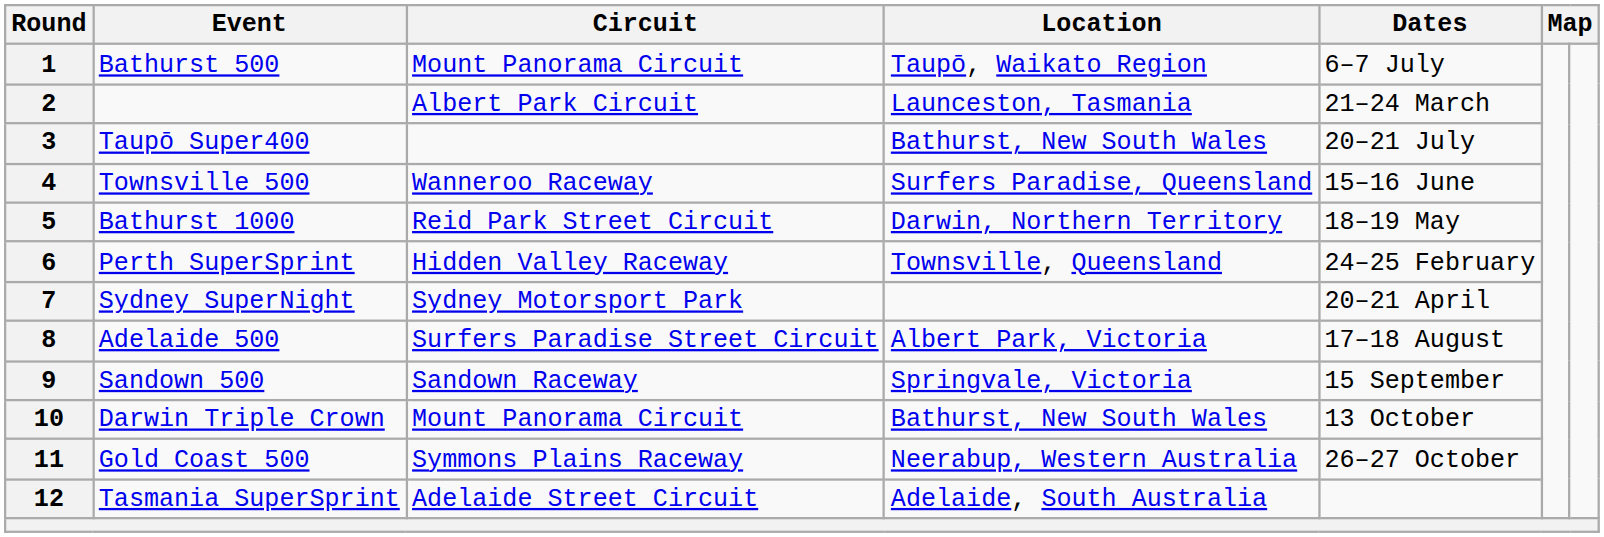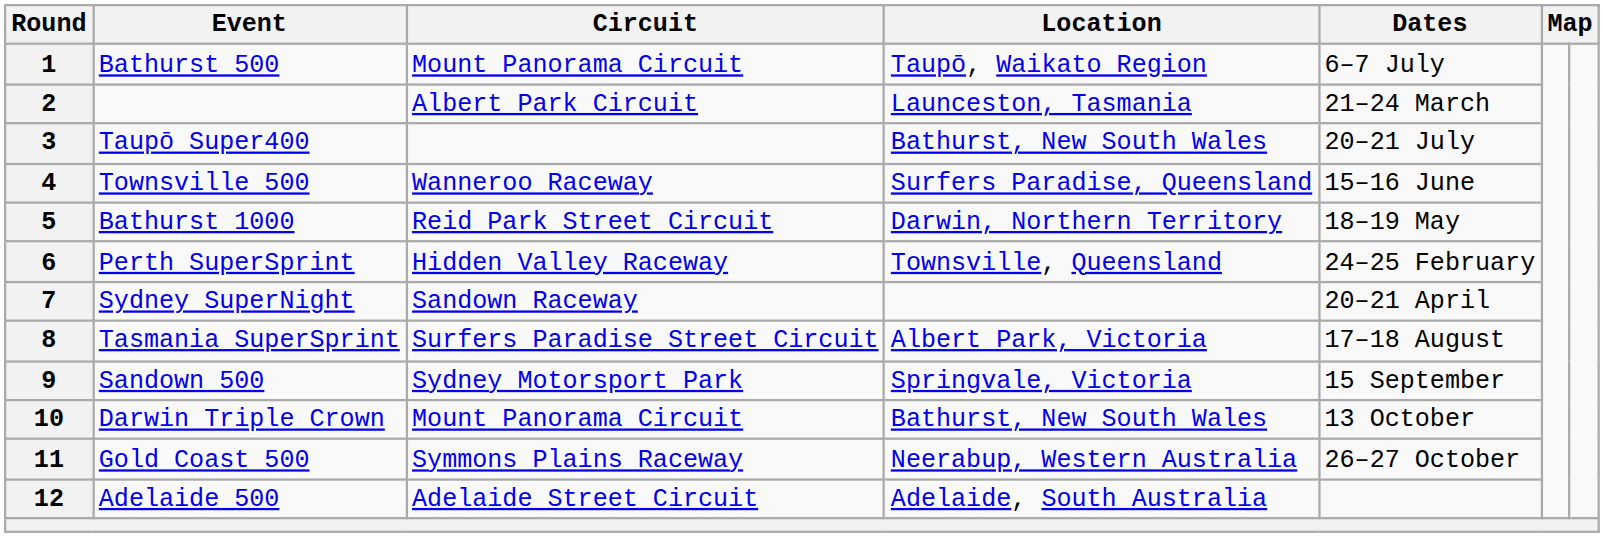(578, 302) Sydney Motorsport Park -> (525, 302) Sandown Raceway
(189, 341) Adelaide 500 -> (249, 341) Tasmania SuperSprint
(525, 381) Sandown Raceway -> (578, 381) Sydney Motorsport Park
(249, 499) Tasmania SuperSprint -> (189, 499) Adelaide 500
